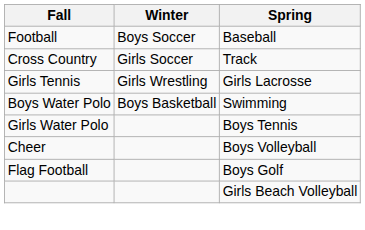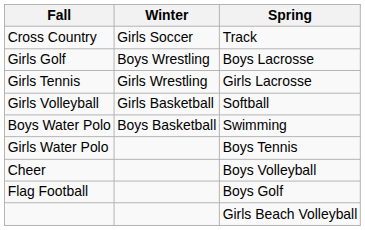- row: (32, 37)
+ row: (37, 59)
+ row: (53, 103)
